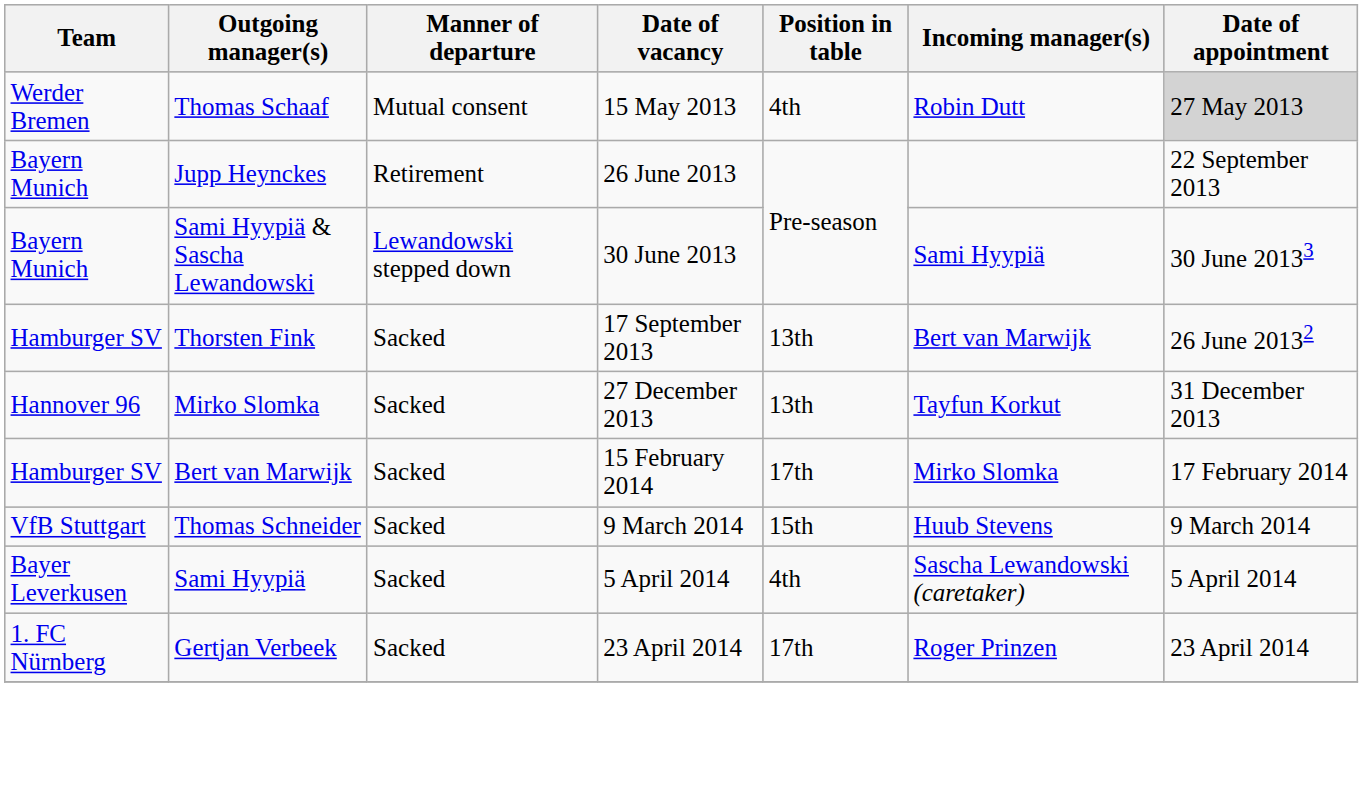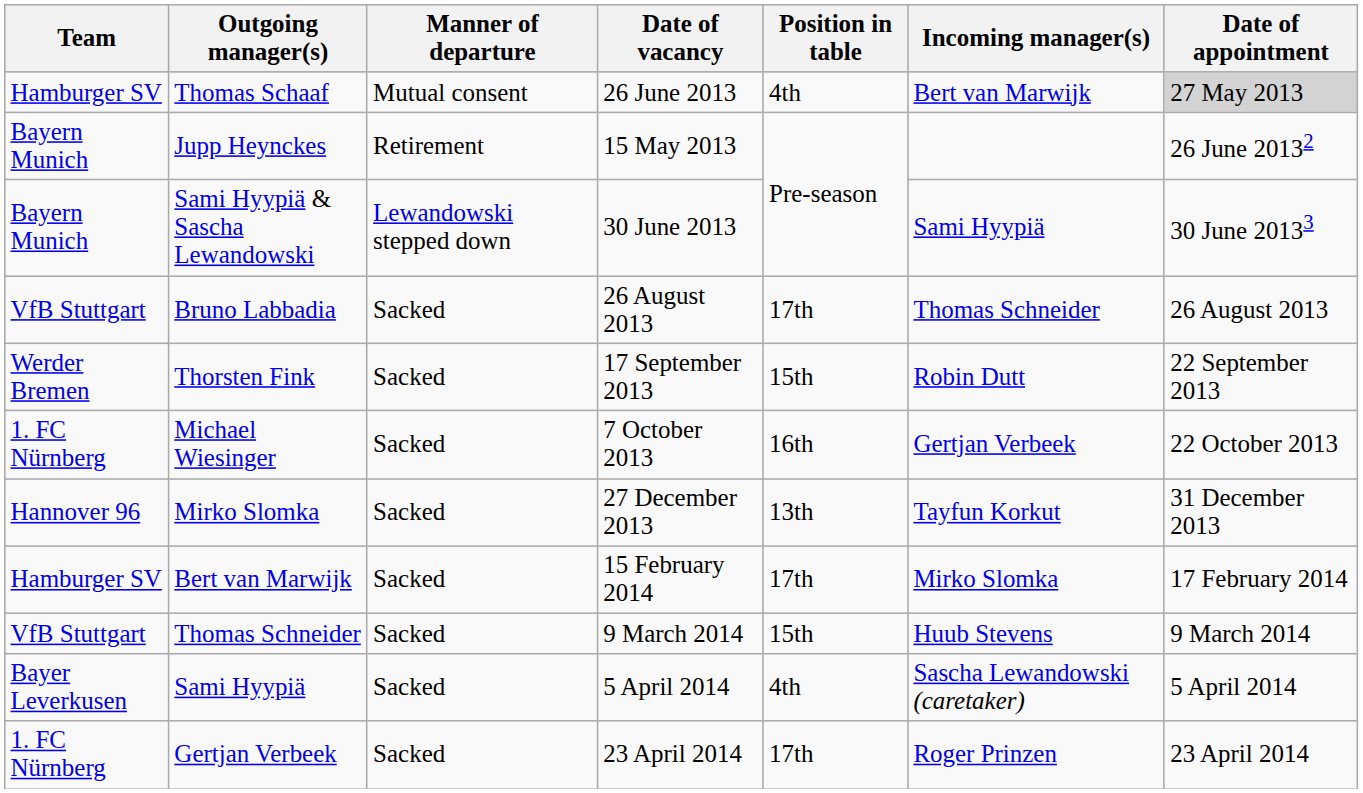(50, 105) Werder Bremen -> (86, 91) Hamburger SV
(670, 105) 15 May 2013 -> (670, 91) 26 June 2013
(969, 105) Robin Dutt -> (1002, 91) Bert van Marwijk
(670, 173) 26 June 2013 -> (670, 145) 15 May 2013
(1239, 173) 22 September 2013 -> (1242, 145) 26 June 20132
+ row: (255, 308)
(86, 337) Hamburger SV -> (50, 376) Werder Bremen
(791, 337) 13th -> (791, 376) 15th
(1002, 337) Bert van Marwijk -> (969, 376) Robin Dutt
(1242, 337) 26 June 20132 -> (1239, 376) 22 September 2013
+ row: (225, 444)
